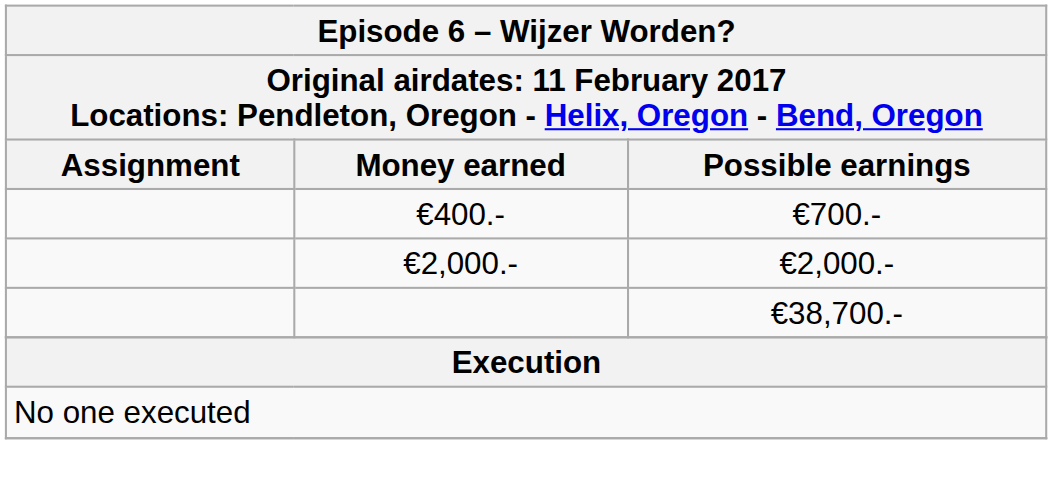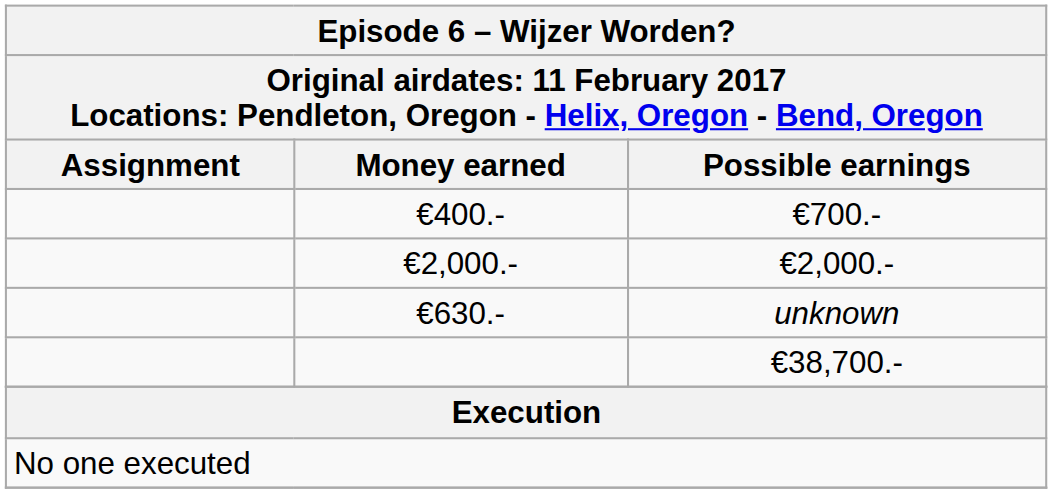+ row: (461, 313)
